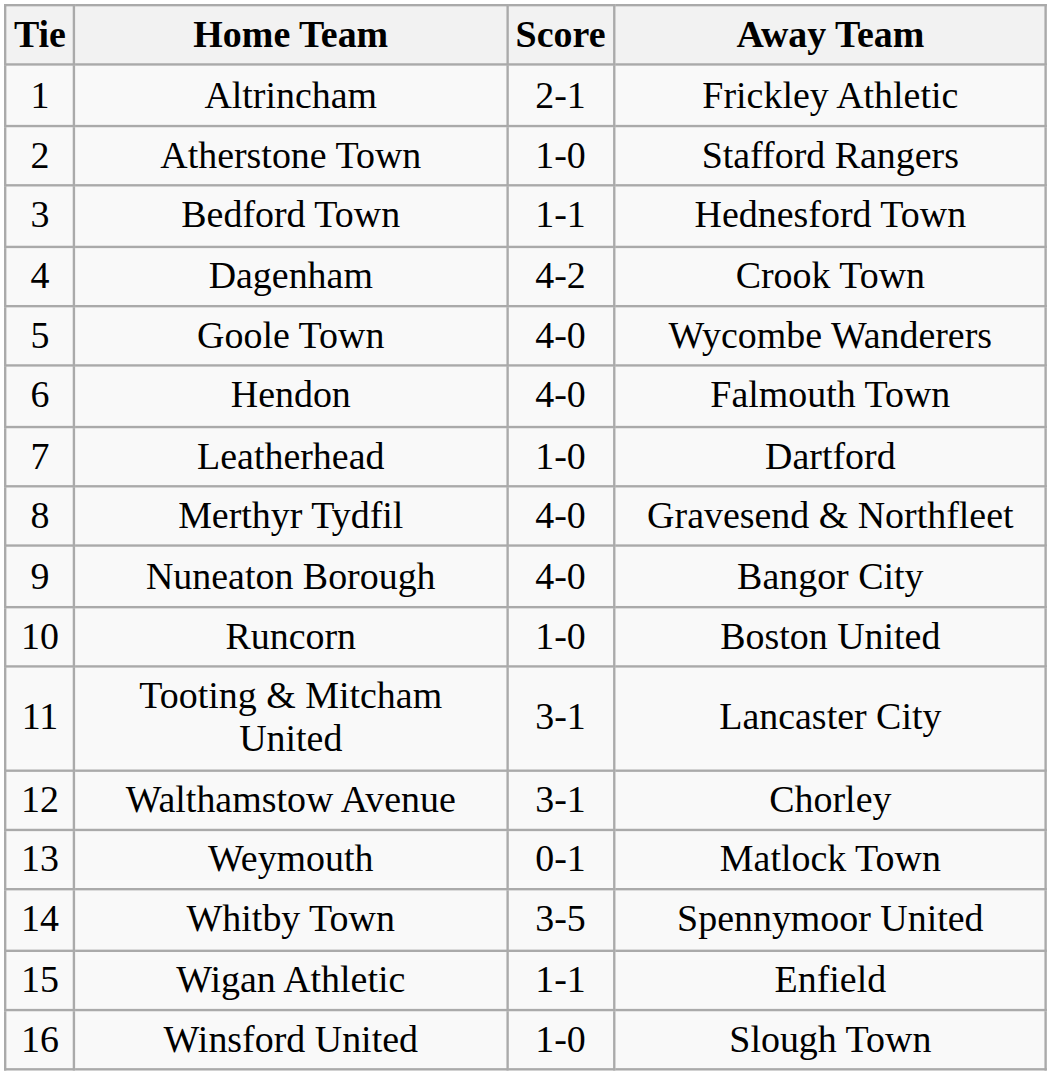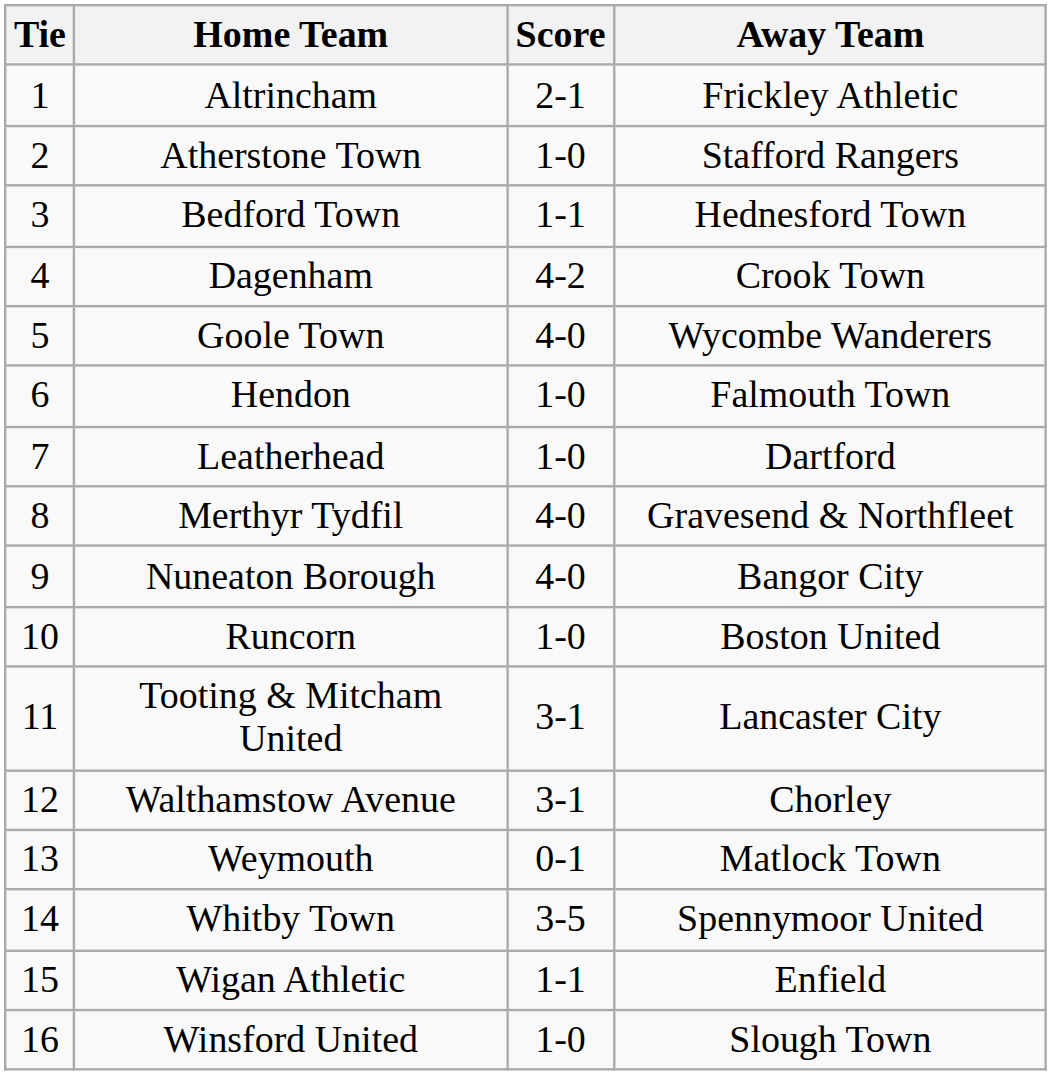(561, 395) 4-0 -> (561, 395) 1-0
